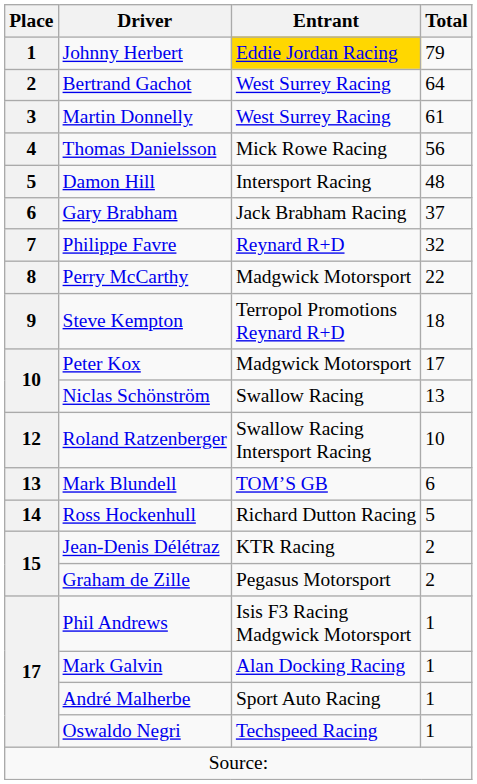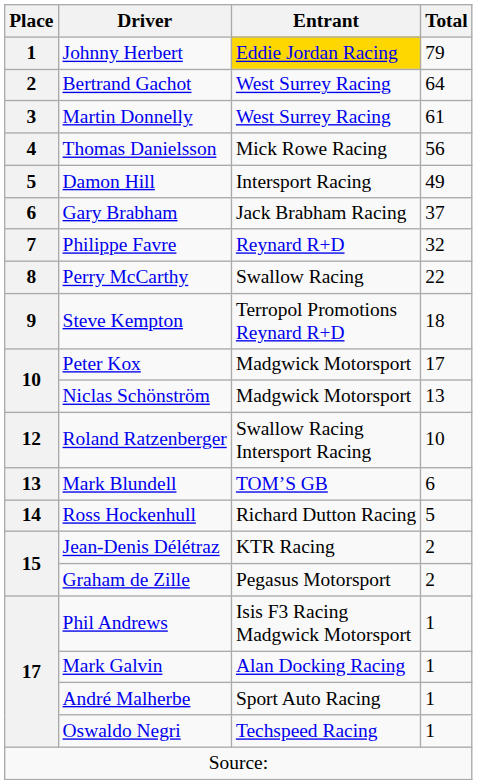(435, 181) 48 -> (435, 181) 49
(324, 277) Madgwick Motorsport -> (300, 277) Swallow Racing
(300, 396) Swallow Racing -> (324, 396) Madgwick Motorsport
